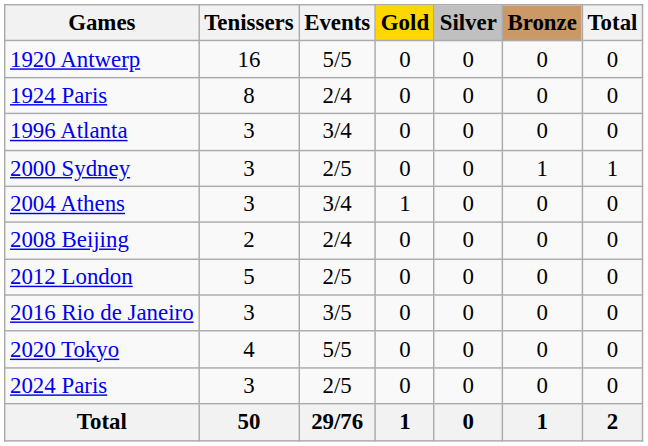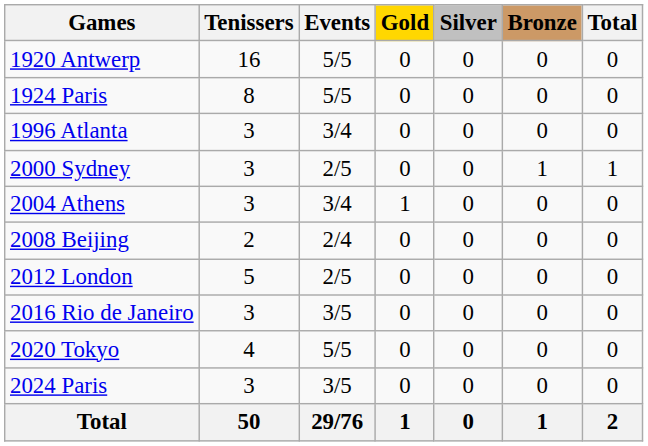(337, 95) 2/4 -> (337, 95) 5/5
(337, 385) 2/5 -> (337, 385) 3/5
